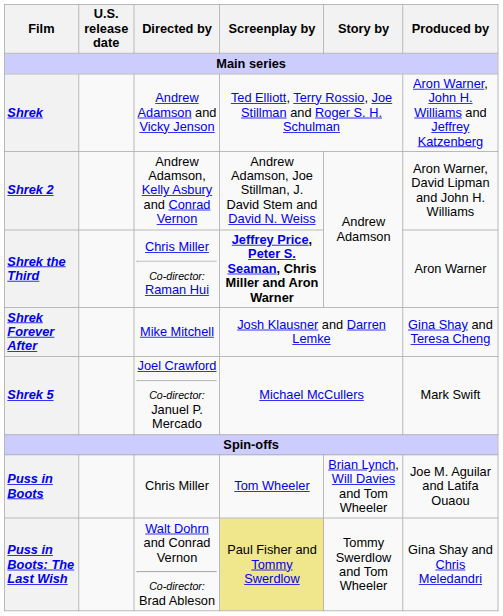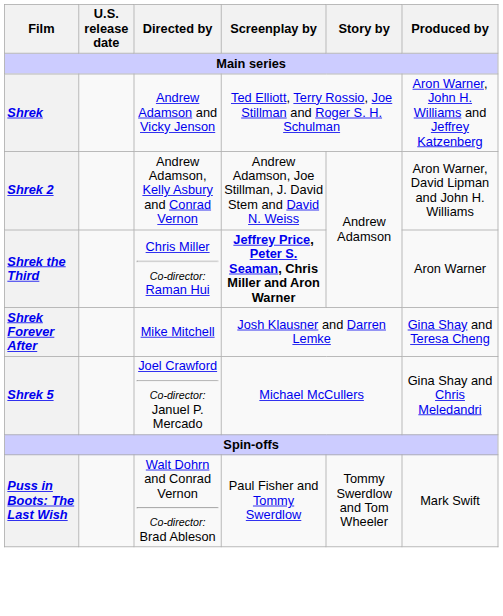(450, 395) Mark Swift -> (450, 395) Gina Shay and Chris Meledandri
- row: (30, 486)
(272, 564) khaki background -> (274, 501) no background
(450, 564) Gina Shay and Chris Meledandri -> (450, 501) Mark Swift
